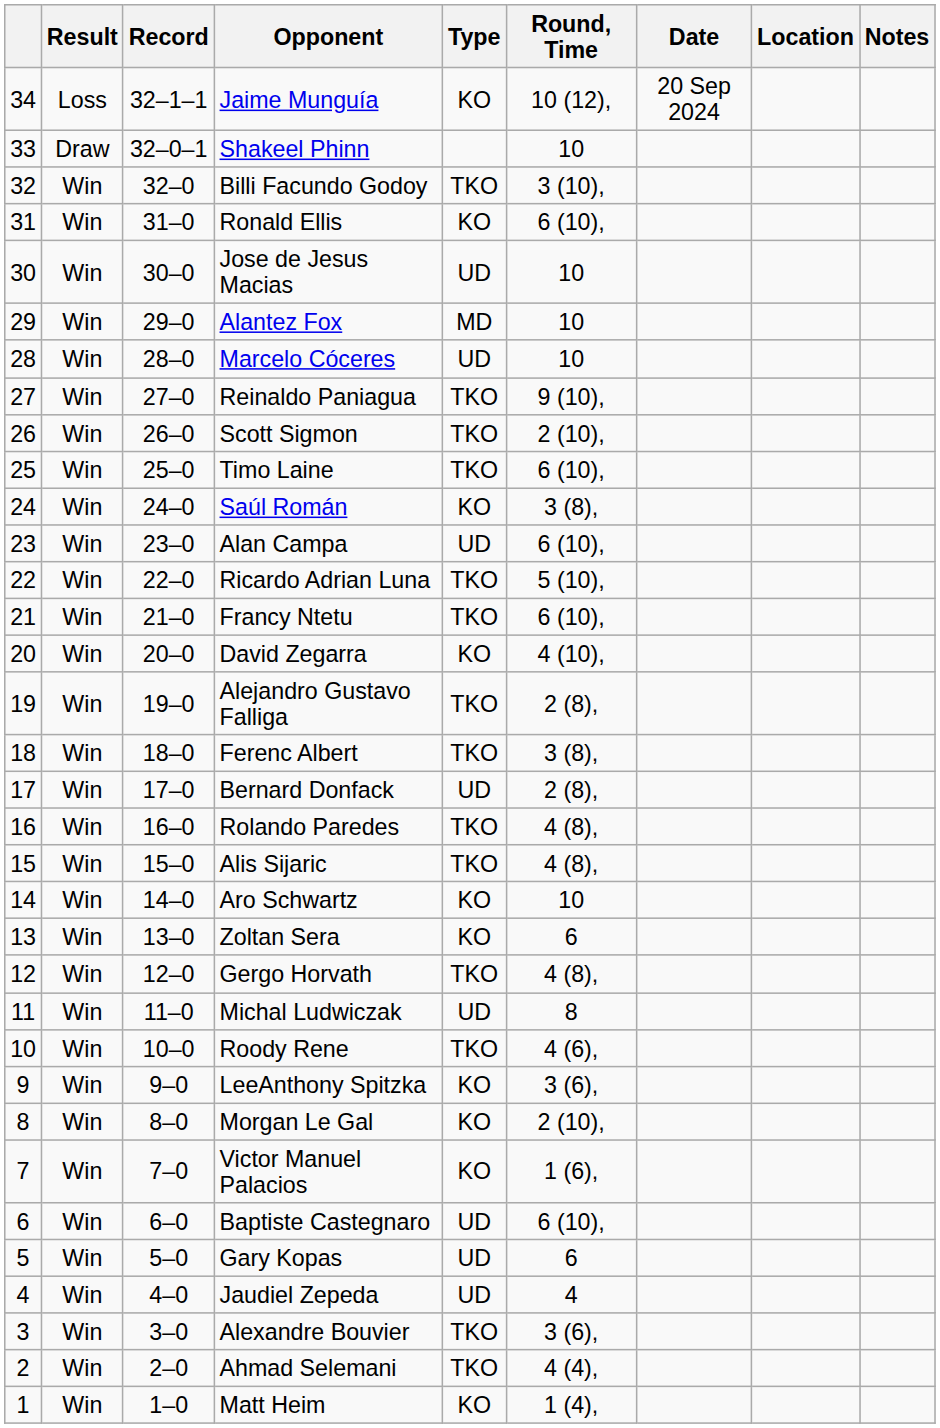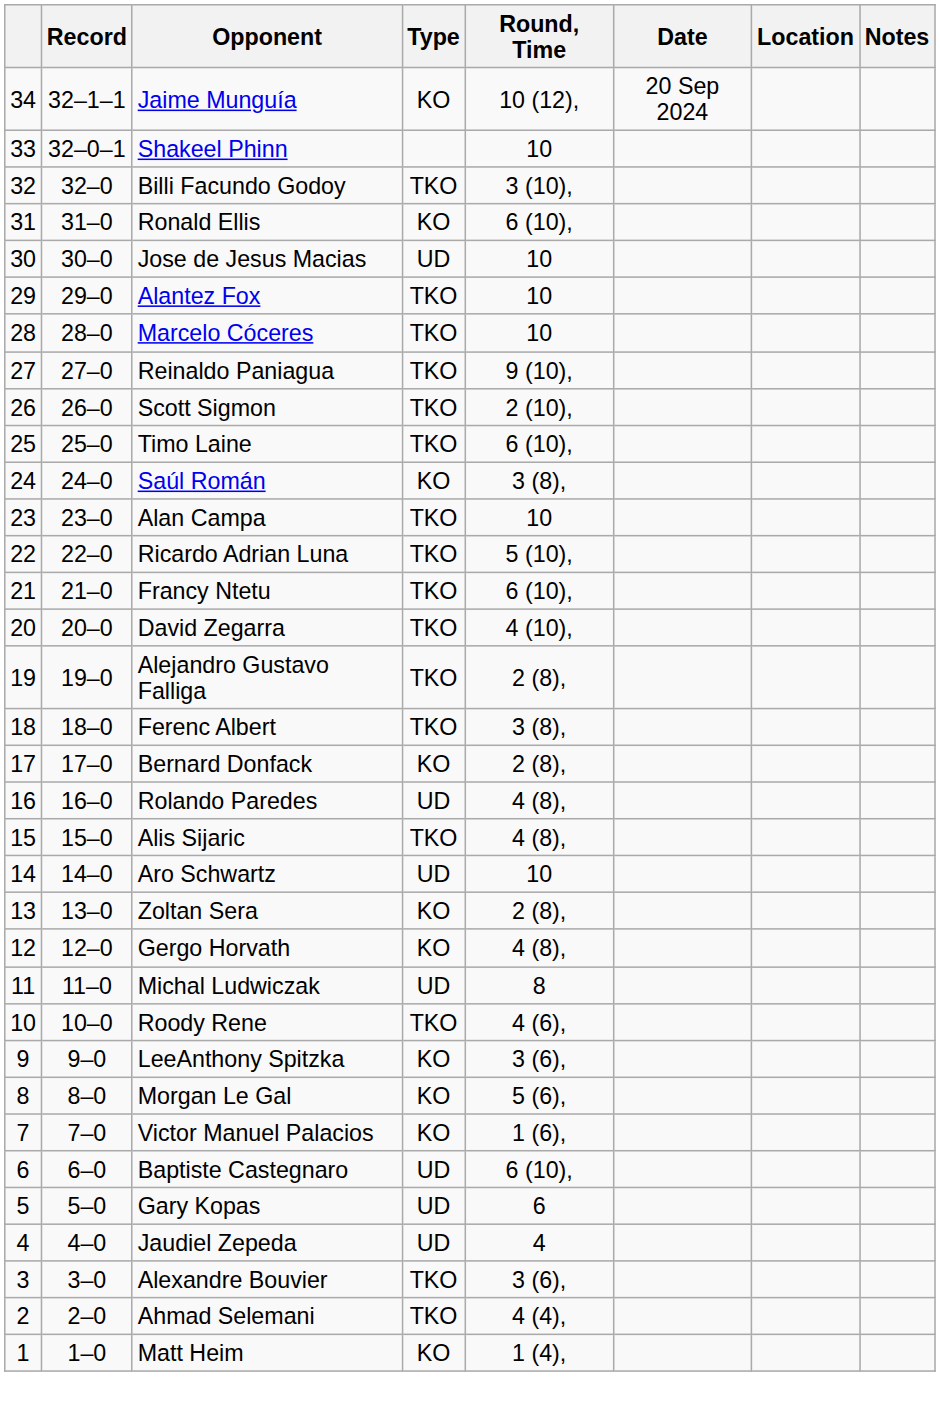- column: (82, 36)
(474, 322) MD -> (434, 296) TKO
(474, 359) UD -> (434, 333) TKO
(474, 543) UD -> (434, 517) TKO
(571, 543) 6 (10), -> (539, 517) 10
(474, 654) KO -> (434, 628) TKO
(474, 790) UD -> (434, 764) KO
(474, 827) TKO -> (434, 801) UD
(474, 901) KO -> (434, 875) UD
(571, 937) 6 -> (539, 911) 2 (8),
(474, 974) TKO -> (434, 948) KO
(571, 1121) 2 (10), -> (539, 1095) 5 (6),
